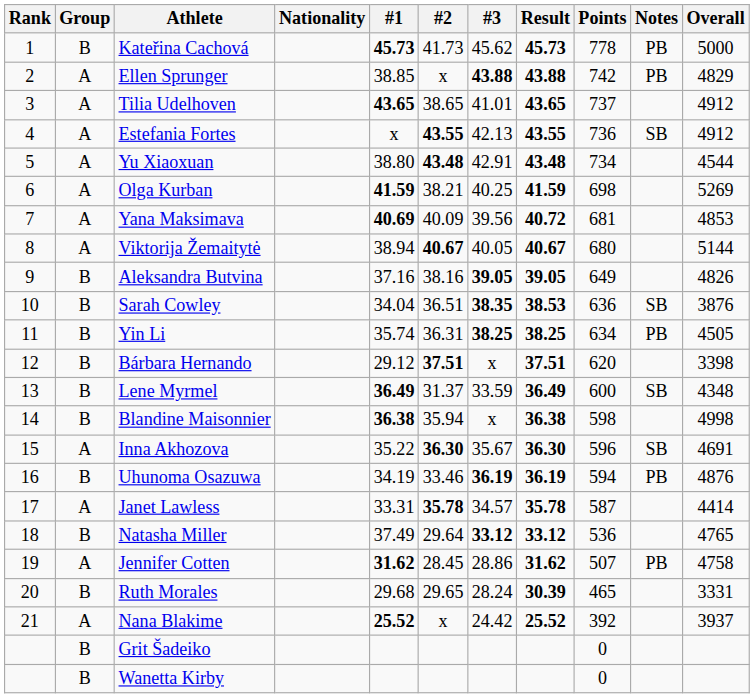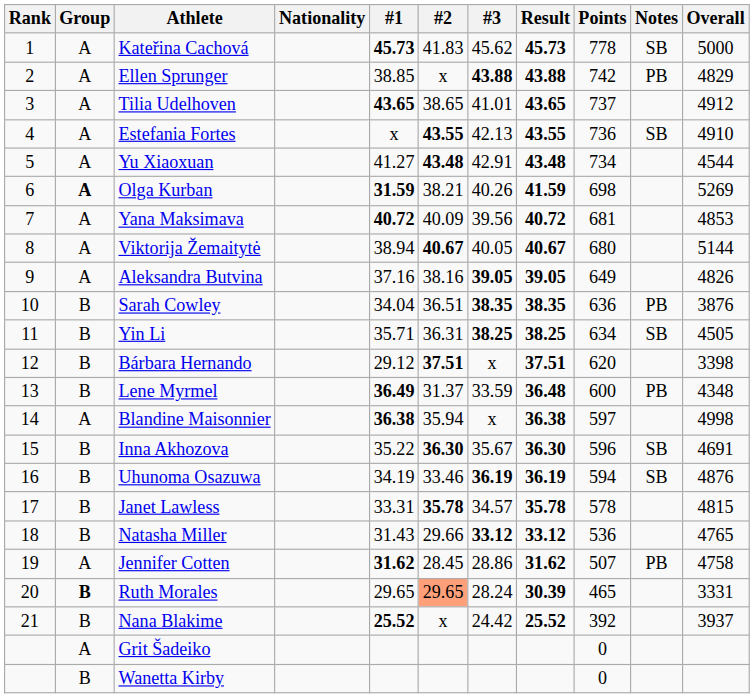(85, 47) B -> (85, 47) A
(443, 47) 41.73 -> (443, 47) 41.83
(656, 47) PB -> (656, 47) SB
(716, 133) 4912 -> (716, 133) 4910
(394, 162) 38.80 -> (394, 162) 41.27
(85, 190) normal -> (85, 190) bold
(394, 190) 41.59 -> (394, 190) 31.59
(492, 190) 40.25 -> (492, 190) 40.26
(394, 219) 40.69 -> (394, 219) 40.72
(85, 276) B -> (85, 276) A
(545, 305) 38.53 -> (545, 305) 38.35
(656, 305) SB -> (656, 305) PB
(394, 334) 35.74 -> (394, 334) 35.71
(656, 334) PB -> (656, 334) SB
(545, 391) 36.49 -> (545, 391) 36.48
(656, 391) SB -> (656, 391) PB
(85, 420) B -> (85, 420) A
(602, 420) 598 -> (602, 420) 597
(85, 448) A -> (85, 448) B
(656, 477) PB -> (656, 477) SB
(85, 506) A -> (85, 506) B
(602, 506) 587 -> (602, 506) 578
(716, 506) 4414 -> (716, 506) 4815
(394, 534) 37.49 -> (394, 534) 31.43
(443, 534) 29.64 -> (443, 534) 29.66
(85, 592) normal -> (85, 592) bold
(394, 592) 29.68 -> (394, 592) 29.65
(443, 592) no background -> (443, 592) lightsalmon background
(85, 620) A -> (85, 620) B
(85, 649) B -> (85, 649) A
